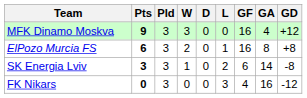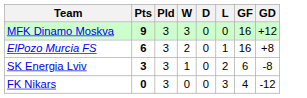- column: (266, 13)
